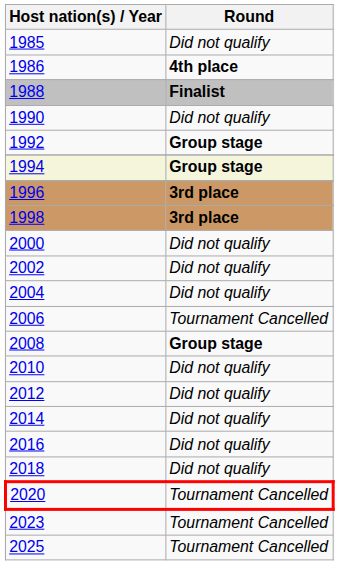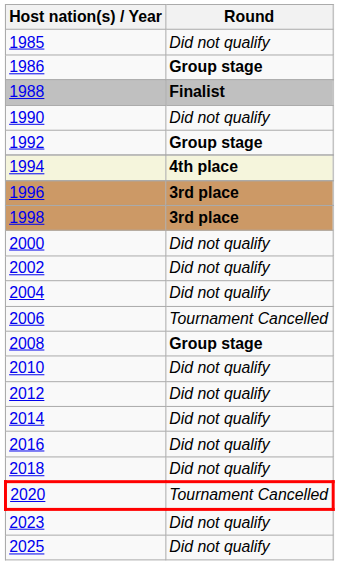(204, 67) 4th place -> (216, 67) Group stage
(216, 167) Group stage -> (204, 167) 4th place
(249, 522) Tournament Cancelled -> (219, 522) Did not qualify
(249, 547) Tournament Cancelled -> (219, 547) Did not qualify
